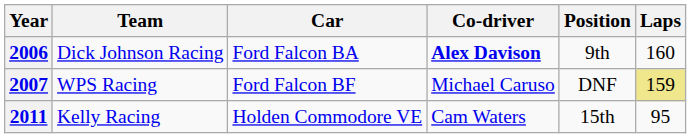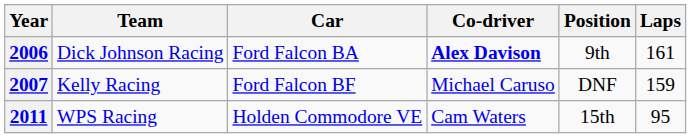(660, 52) 160 -> (660, 52) 161
(107, 84) WPS Racing -> (109, 84) Kelly Racing
(660, 84) khaki background -> (660, 84) no background
(109, 116) Kelly Racing -> (107, 116) WPS Racing
